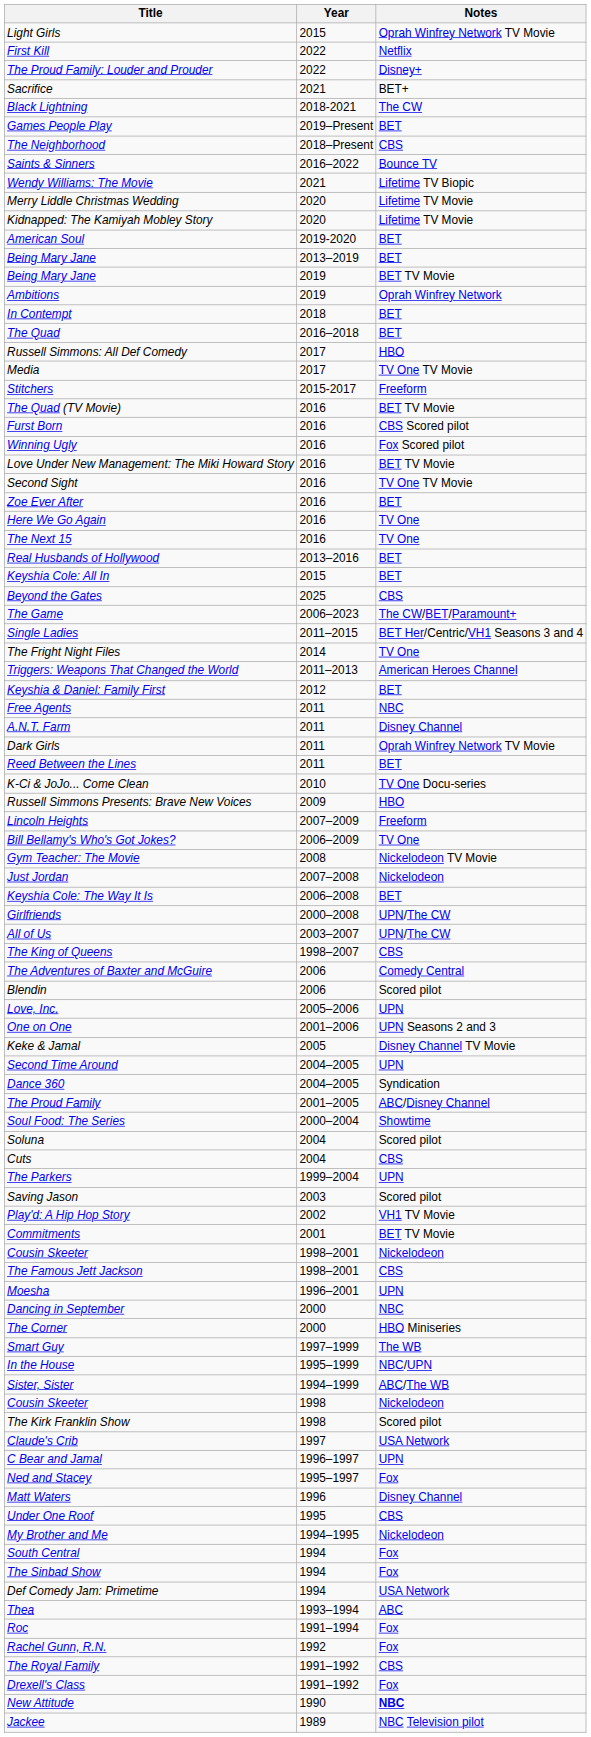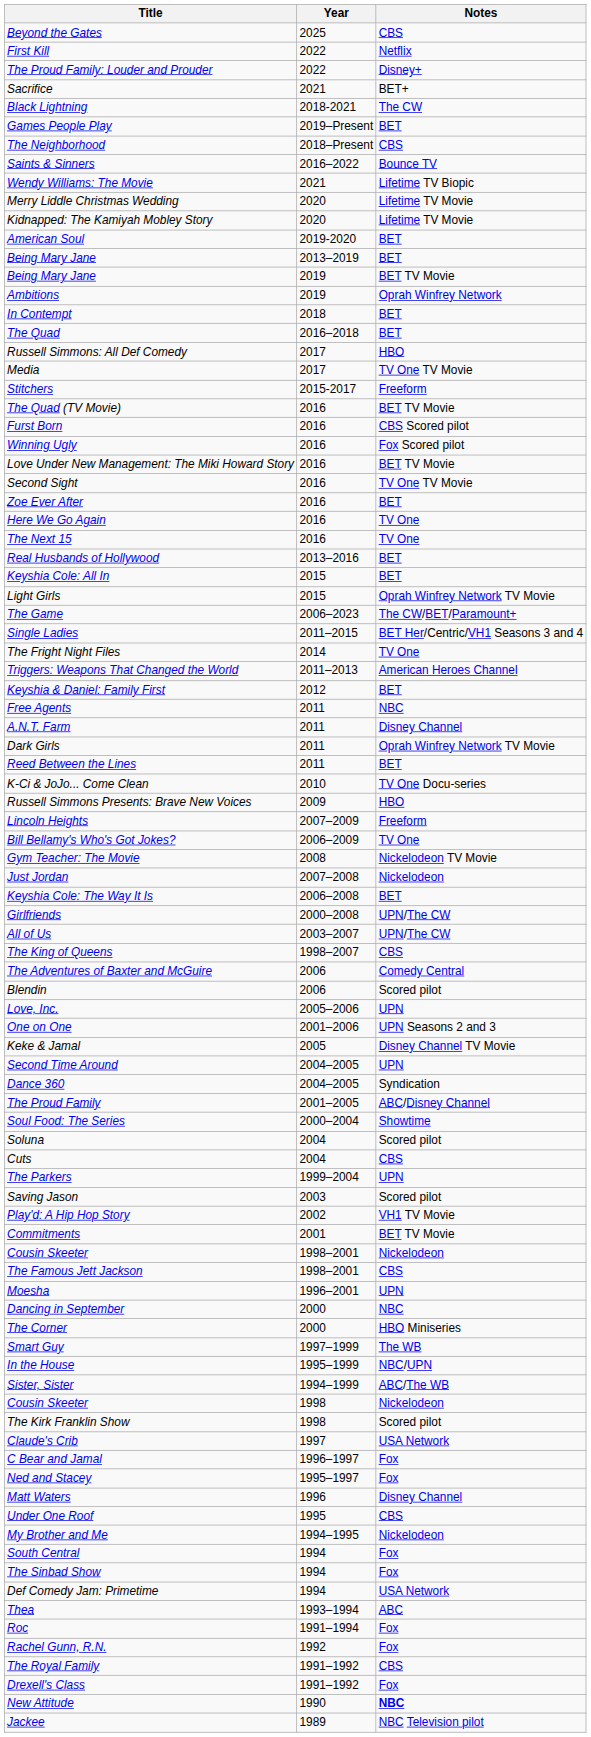rows swapped: (54, 595) <-> (34, 32)
(391, 1459) UPN -> (389, 1459) Fox
